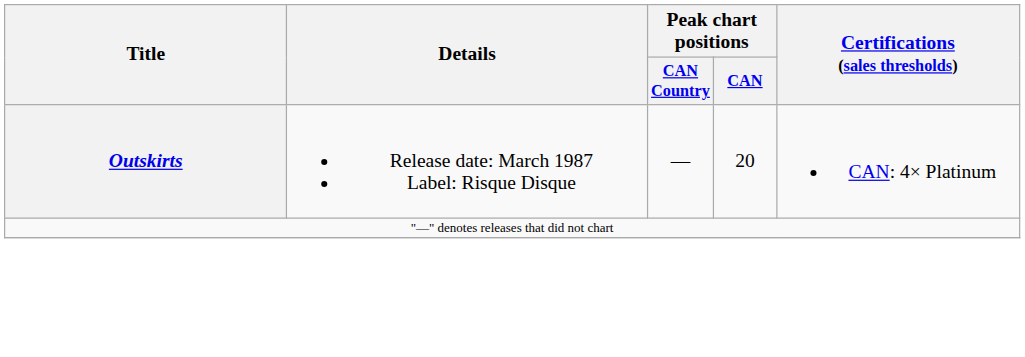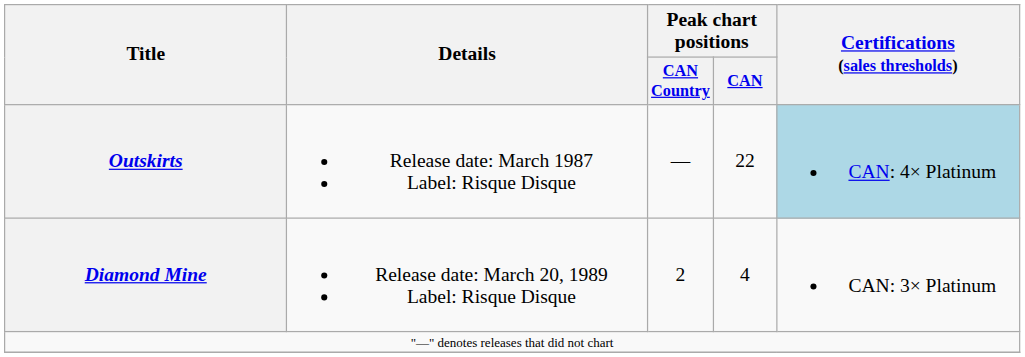(745, 161) 20 -> (745, 161) 22
(898, 172) no background -> (898, 172) lightblue background
+ row: (146, 275)
